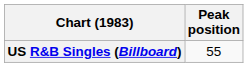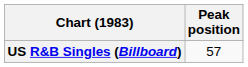(214, 51) 55 -> (214, 51) 57
